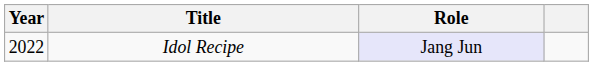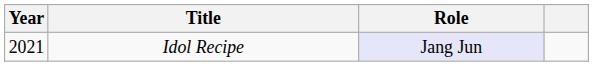(26, 46) 2022 -> (26, 46) 2021
